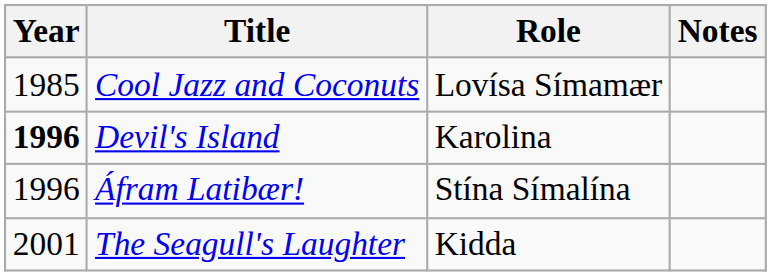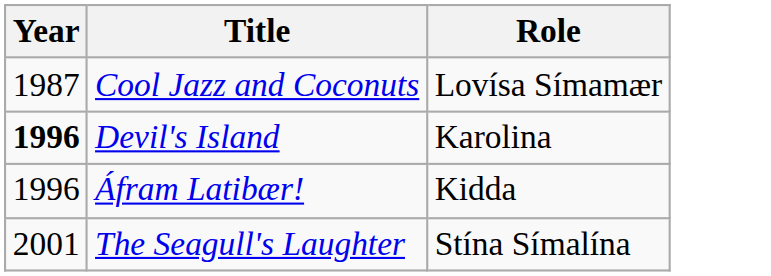- column: (718, 31)
(46, 84) 1985 -> (46, 84) 1987
(533, 190) Stína Símalína -> (476, 190) Kidda
(476, 243) Kidda -> (533, 243) Stína Símalína
